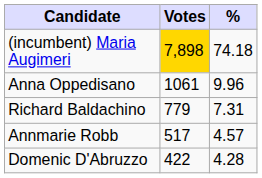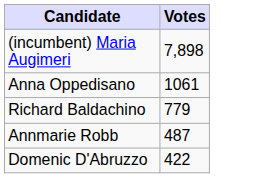- column: (233, 17)
(184, 51) gold background -> (184, 51) no background
(177, 135) 517 -> (177, 135) 487
